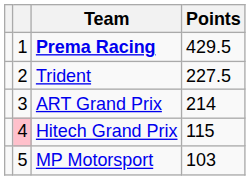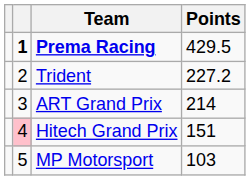(22, 47) normal -> (22, 47) bold
(208, 75) 227.5 -> (208, 75) 227.2
(200, 132) 115 -> (201, 132) 151
